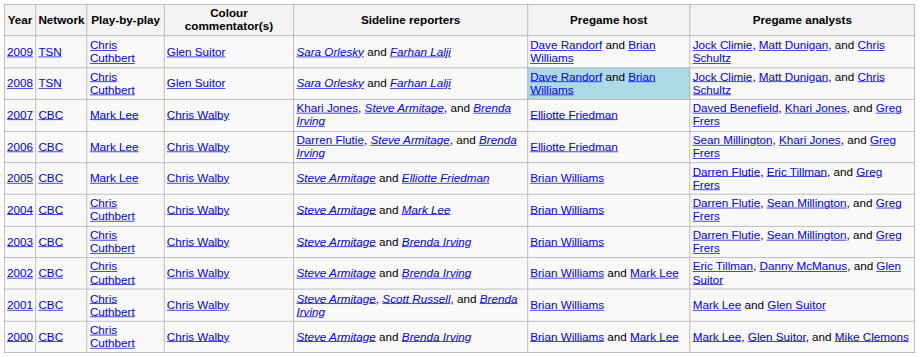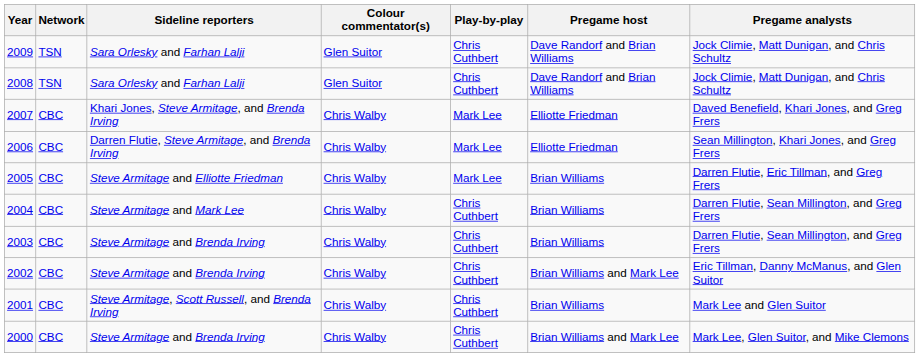columns swapped: (126, 20) <-> (411, 20)
(593, 83) lightblue background -> (593, 83) no background
